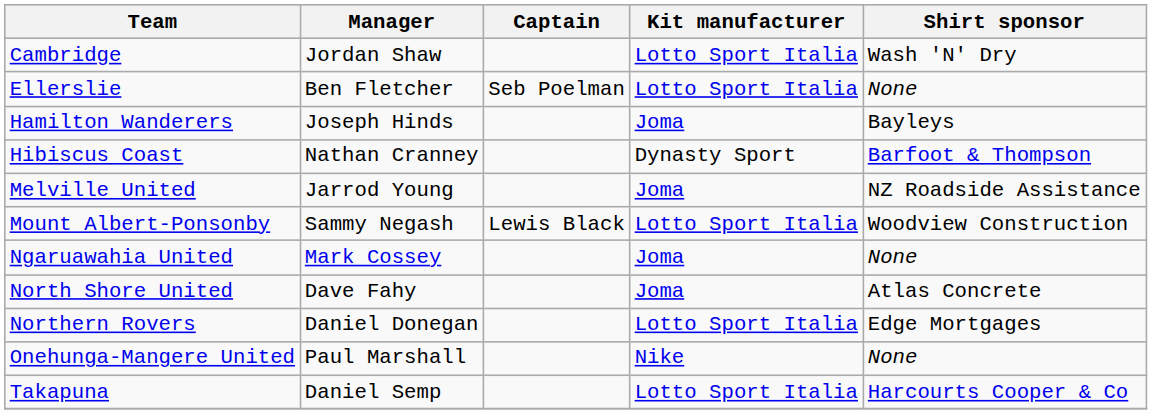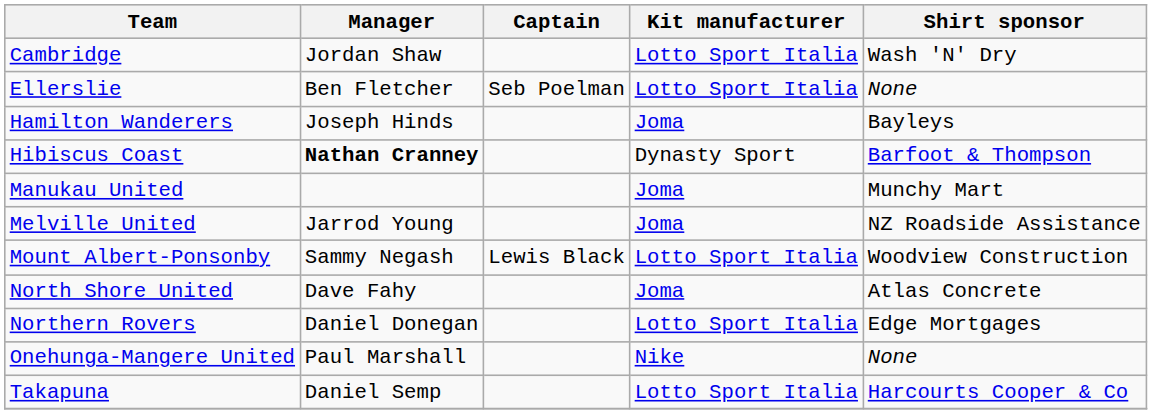(392, 156) normal -> (392, 156) bold
+ row: (97, 190)
- row: (121, 257)
